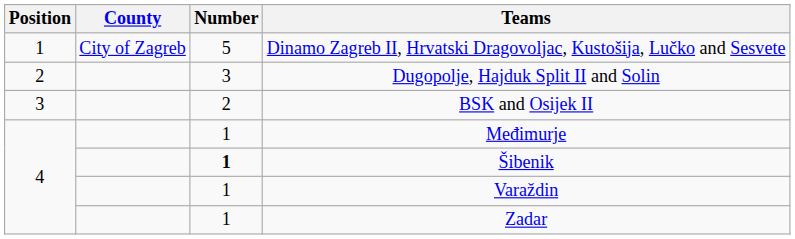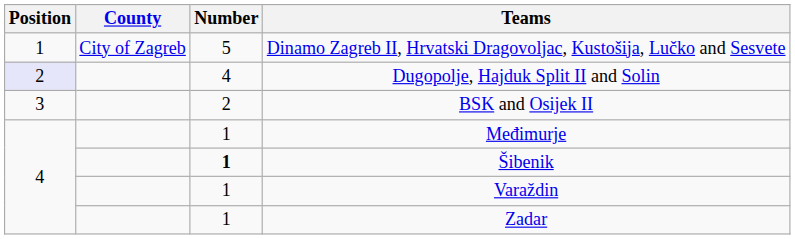(40, 76) no background -> (40, 76) lavender background
(226, 76) 3 -> (226, 76) 4
